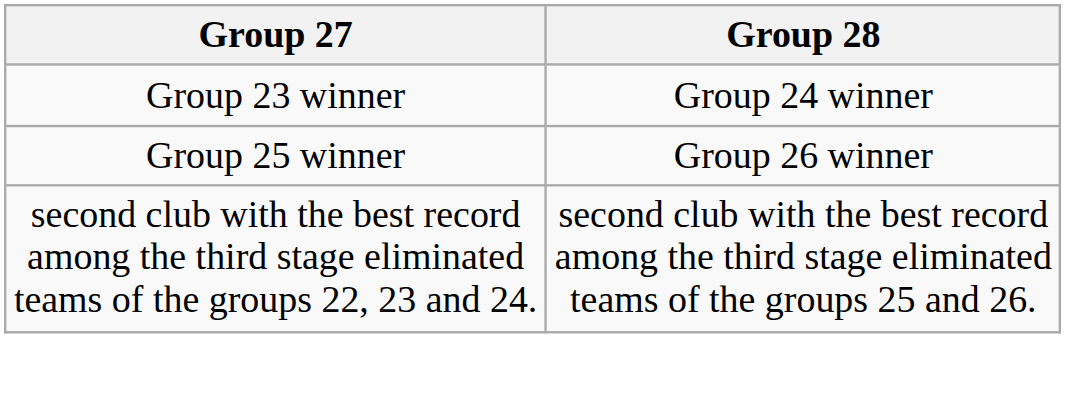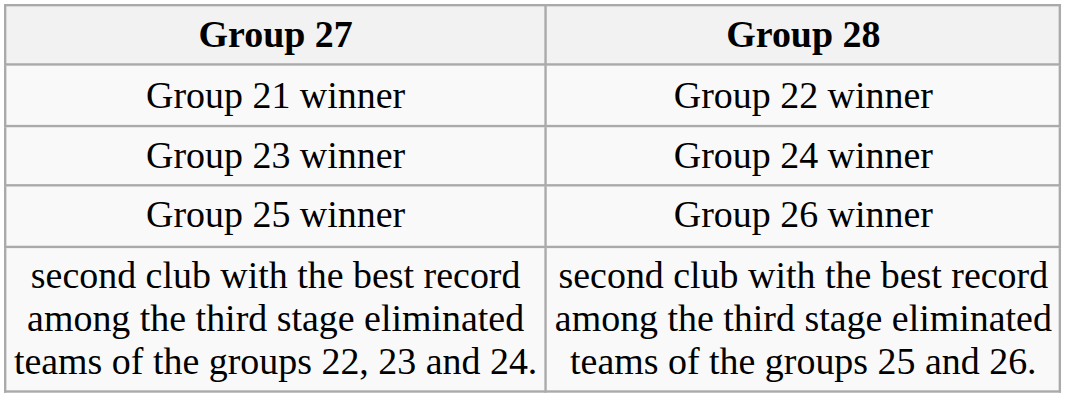+ row: (276, 94)
